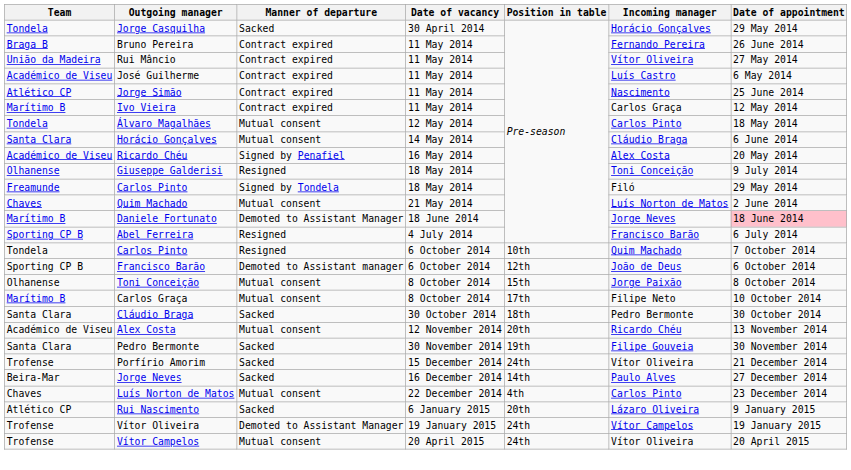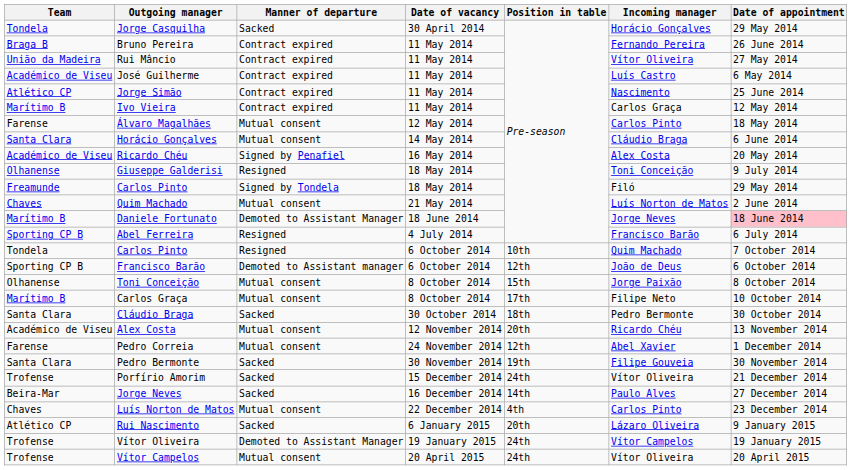(27, 124) Tondela -> (27, 124) Farense
+ row: (155, 346)
